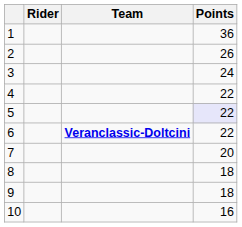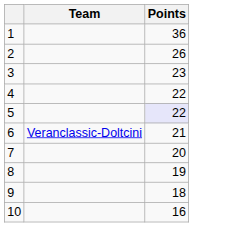- column: (43, 14)
(227, 73) 24 -> (179, 73) 23
(127, 133) bold -> (84, 133) normal
(227, 133) 22 -> (179, 133) 21
(227, 172) 18 -> (179, 172) 19
